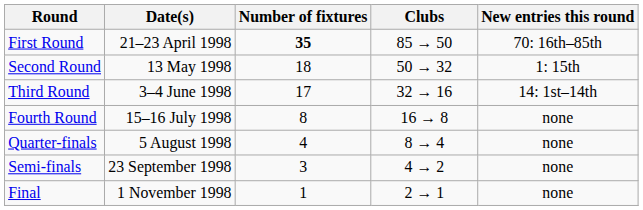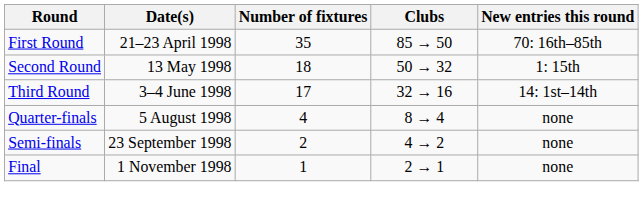(303, 42) bold -> (303, 42) normal
- row: (52, 117)
(303, 167) 3 -> (303, 142) 2
